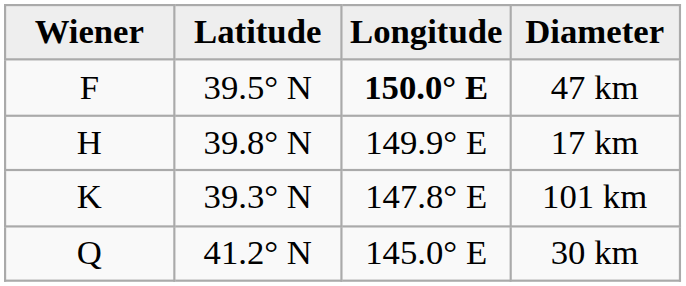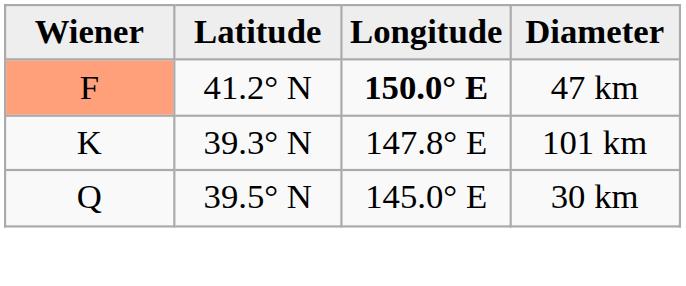(89, 87) no background -> (89, 87) lightsalmon background
(258, 87) 39.5° N -> (258, 87) 41.2° N
- row: (595, 142)
(258, 252) 41.2° N -> (258, 197) 39.5° N
